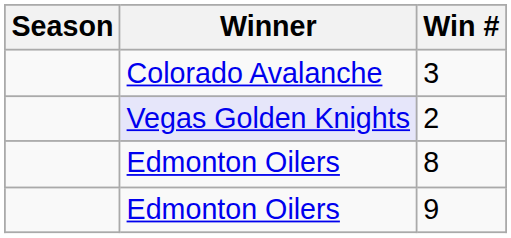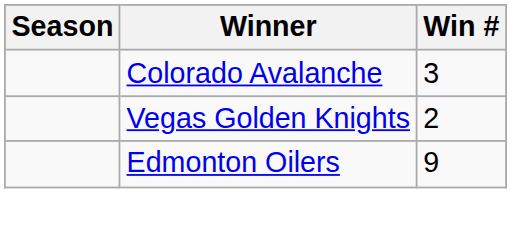(268, 118) lavender background -> (268, 118) no background
- row: (431, 163)
